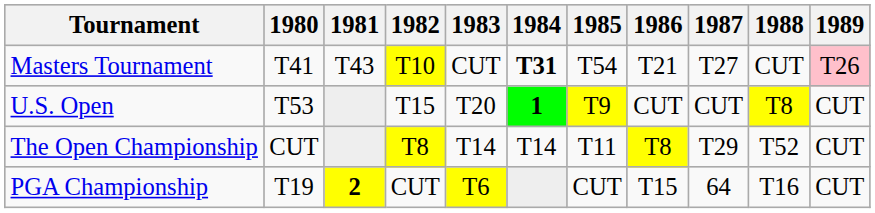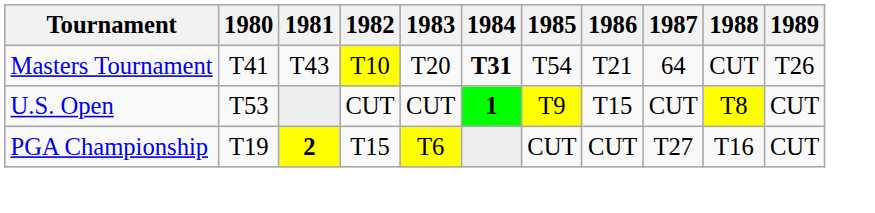(476, 65) CUT -> (431, 65) T20
(718, 65) T27 -> (673, 65) 64
(840, 65) pink background -> (795, 65) no background
(415, 106) T15 -> (370, 106) CUT
(476, 106) T20 -> (431, 106) CUT
(658, 106) CUT -> (613, 106) T15
- row: (134, 146)
(415, 187) CUT -> (370, 146) T15
(658, 187) T15 -> (613, 146) CUT
(718, 187) 64 -> (673, 146) T27
